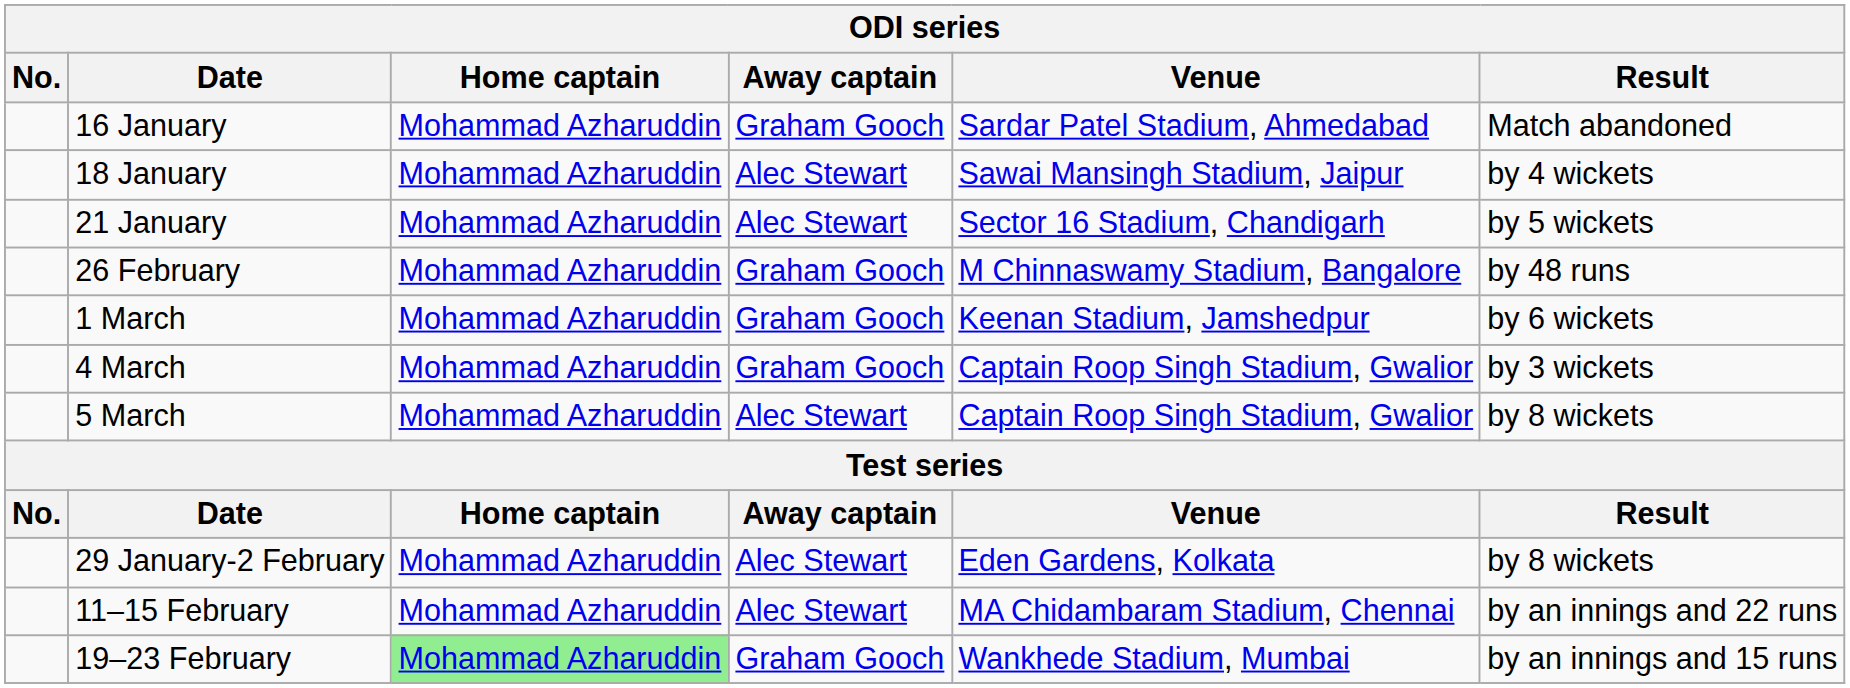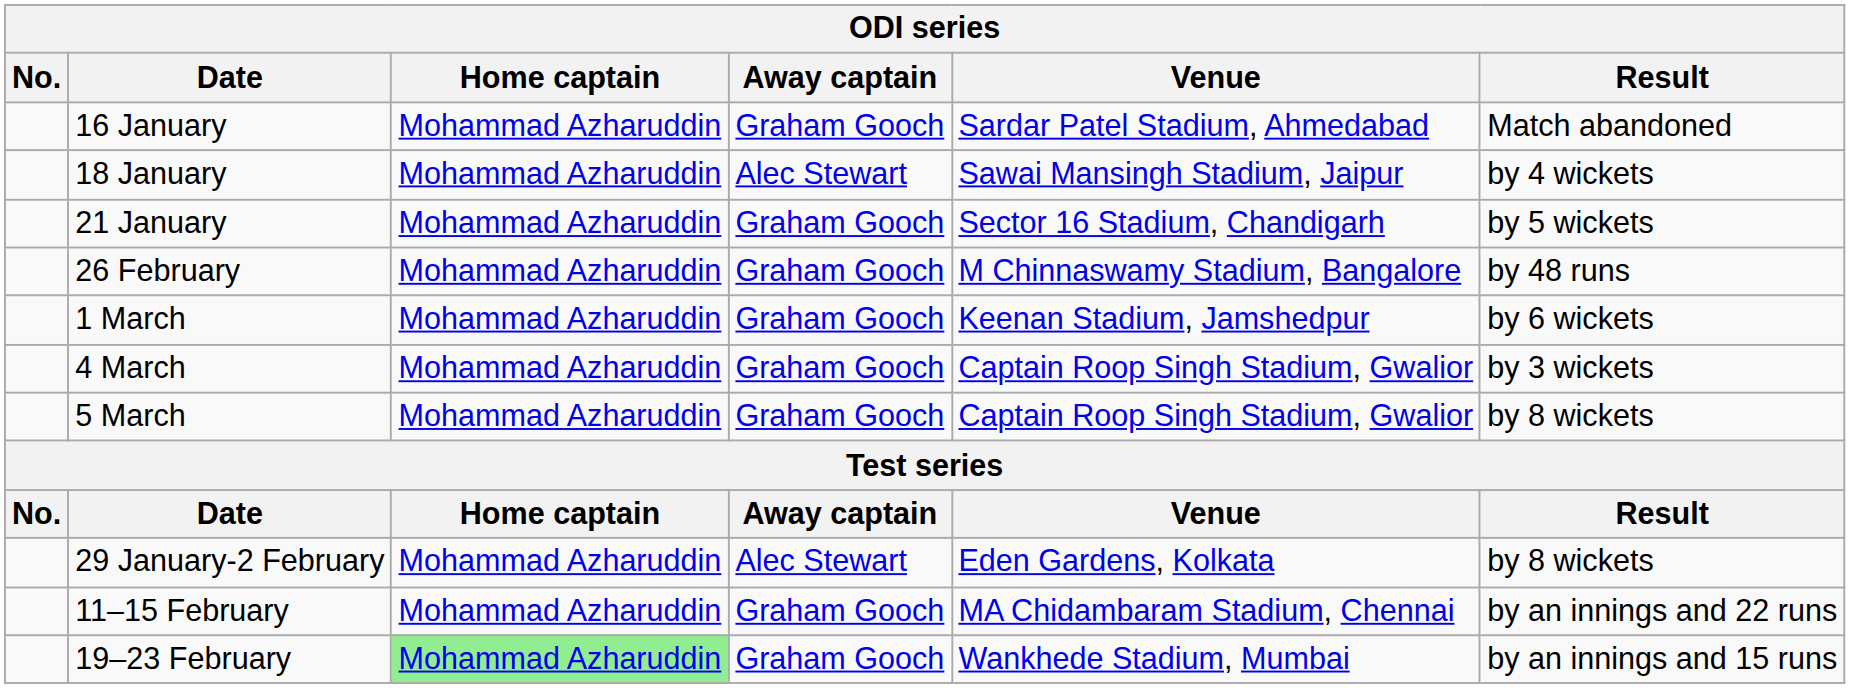(821, 222) Alec Stewart -> (840, 222) Graham Gooch
(821, 416) Alec Stewart -> (840, 416) Graham Gooch
(821, 610) Alec Stewart -> (840, 610) Graham Gooch
